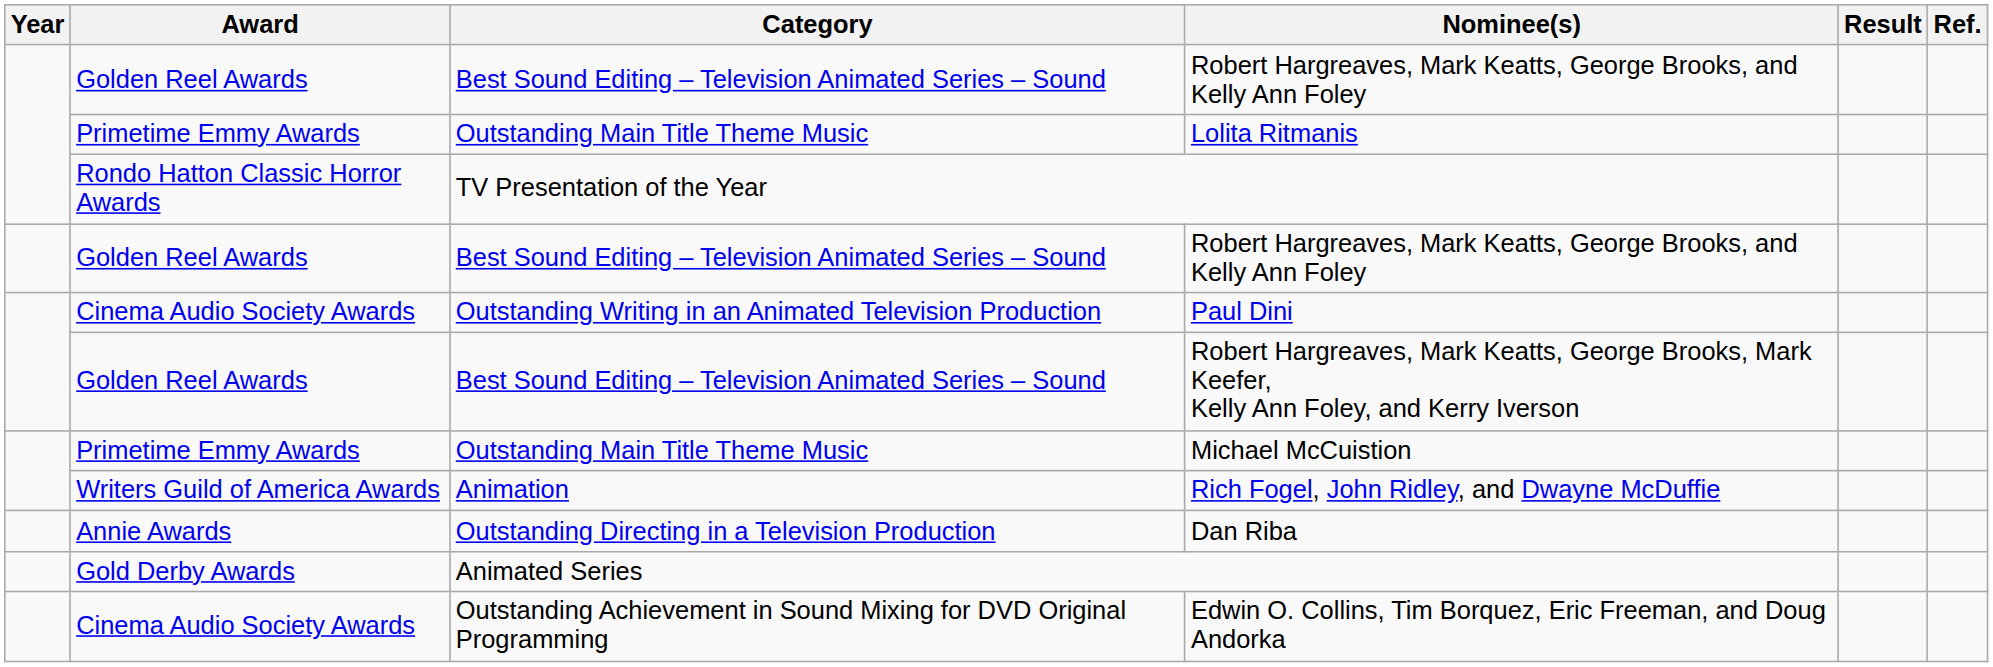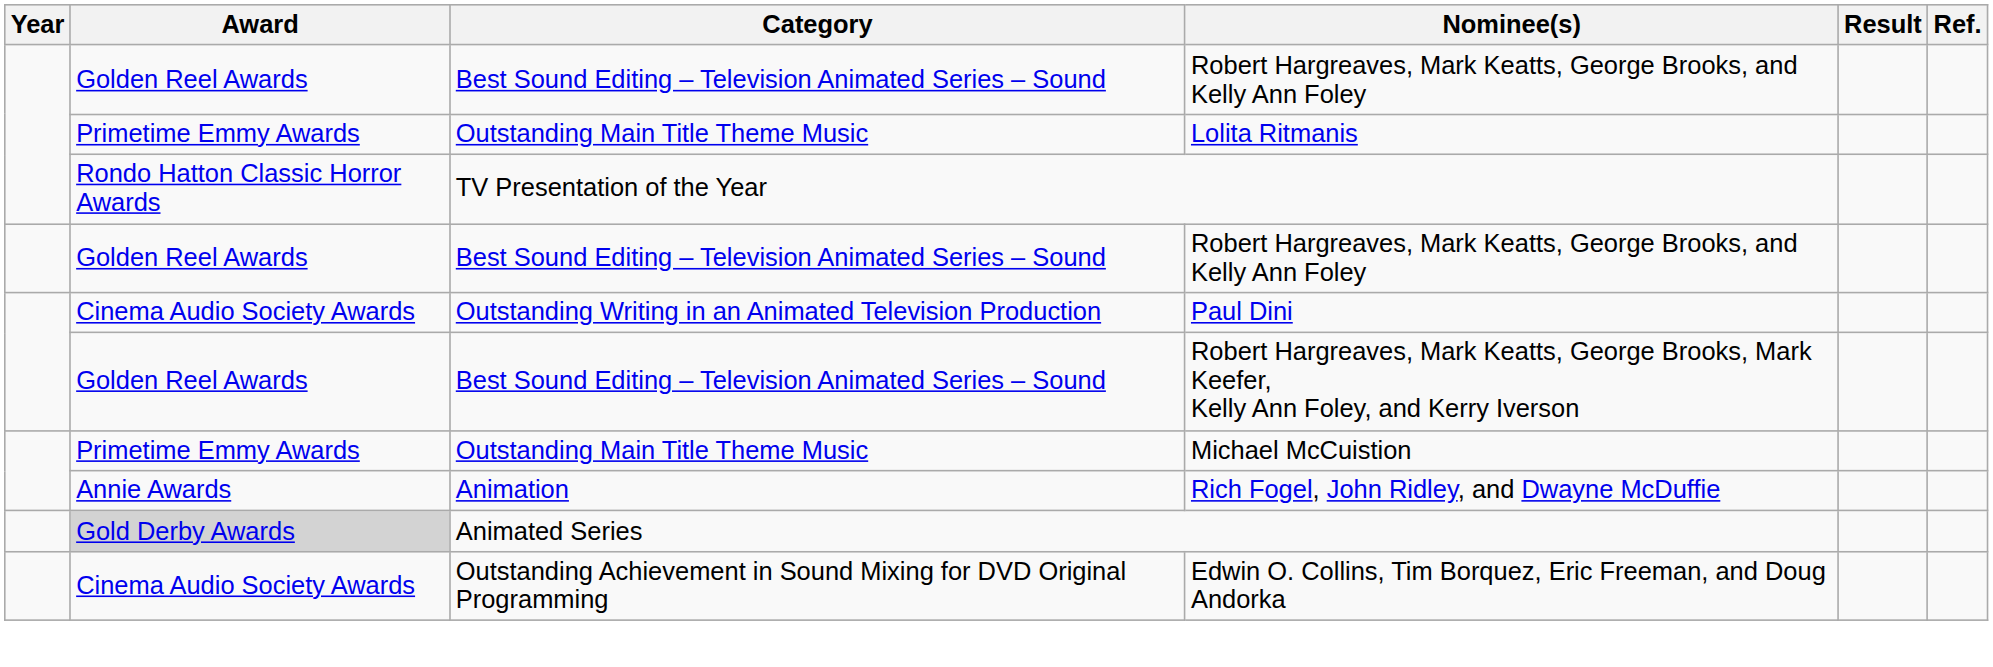(258, 490) Writers Guild of America Awards -> (154, 490) Annie Awards
- row: (726, 530)
(185, 571) no background -> (185, 530) lightgrey background
